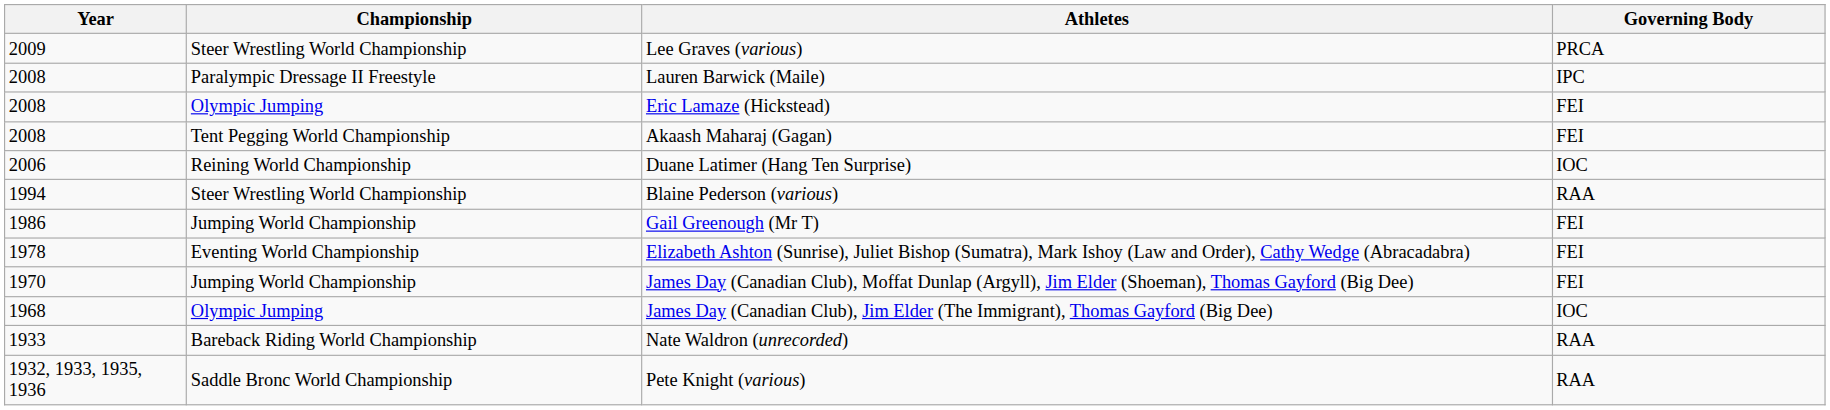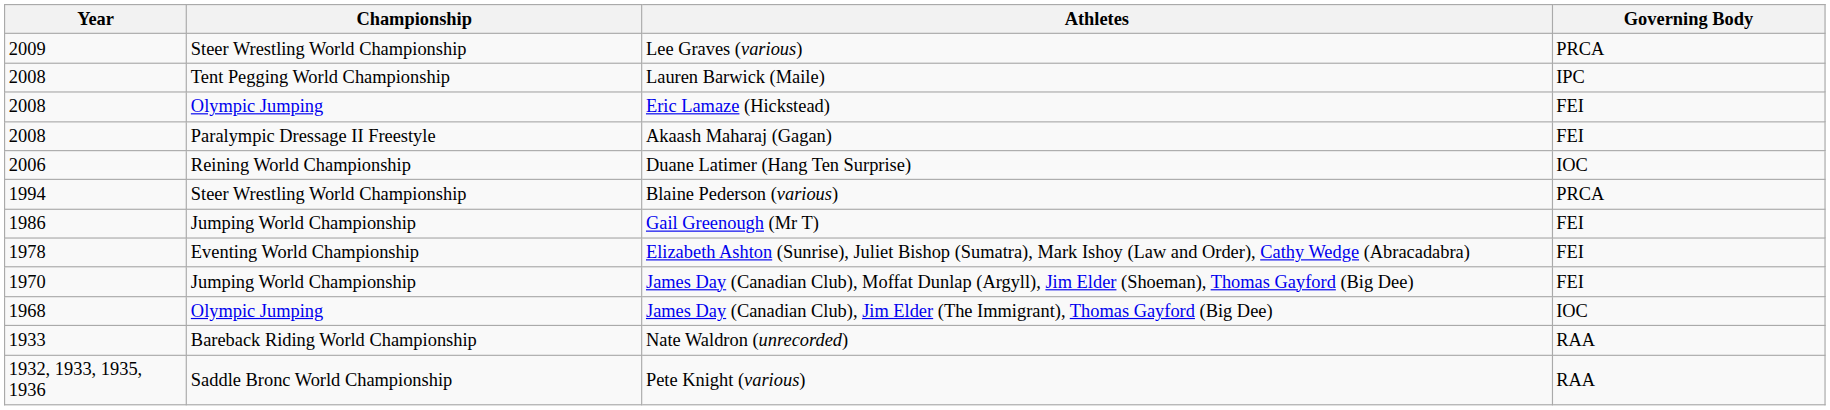(313, 77) Paralympic Dressage II Freestyle -> (320, 77) Tent Pegging World Championship
(320, 135) Tent Pegging World Championship -> (313, 135) Paralympic Dressage II Freestyle
(1576, 194) RAA -> (1580, 194) PRCA
